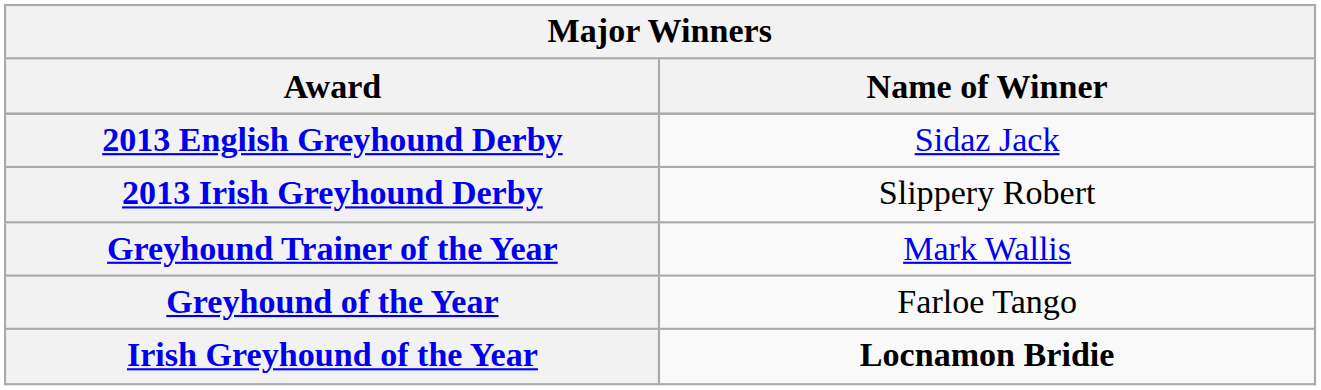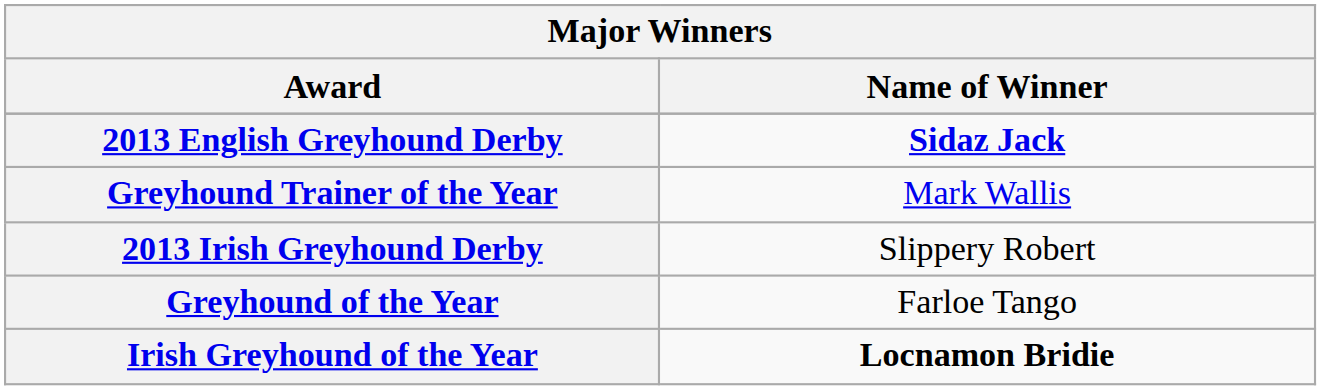(987, 139) normal -> (987, 139) bold
rows swapped: (332, 193) <-> (332, 247)
